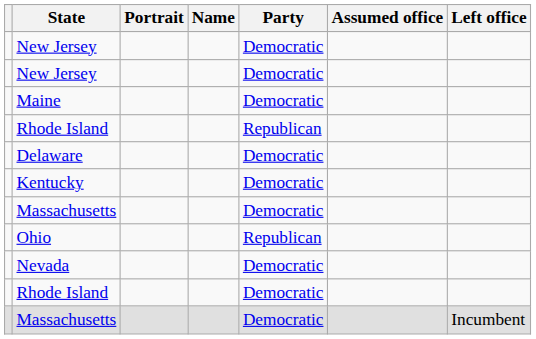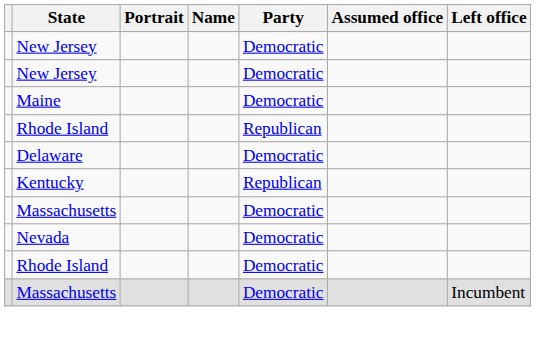(283, 182) Democratic -> (282, 182) Republican
- row: (9, 237)
